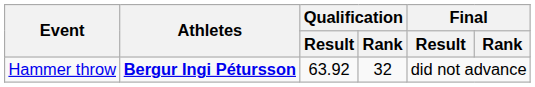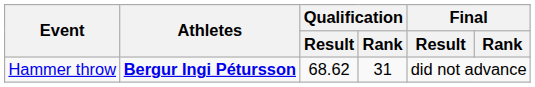(329, 70) 63.92 -> (329, 70) 68.62
(383, 70) 32 -> (383, 70) 31
